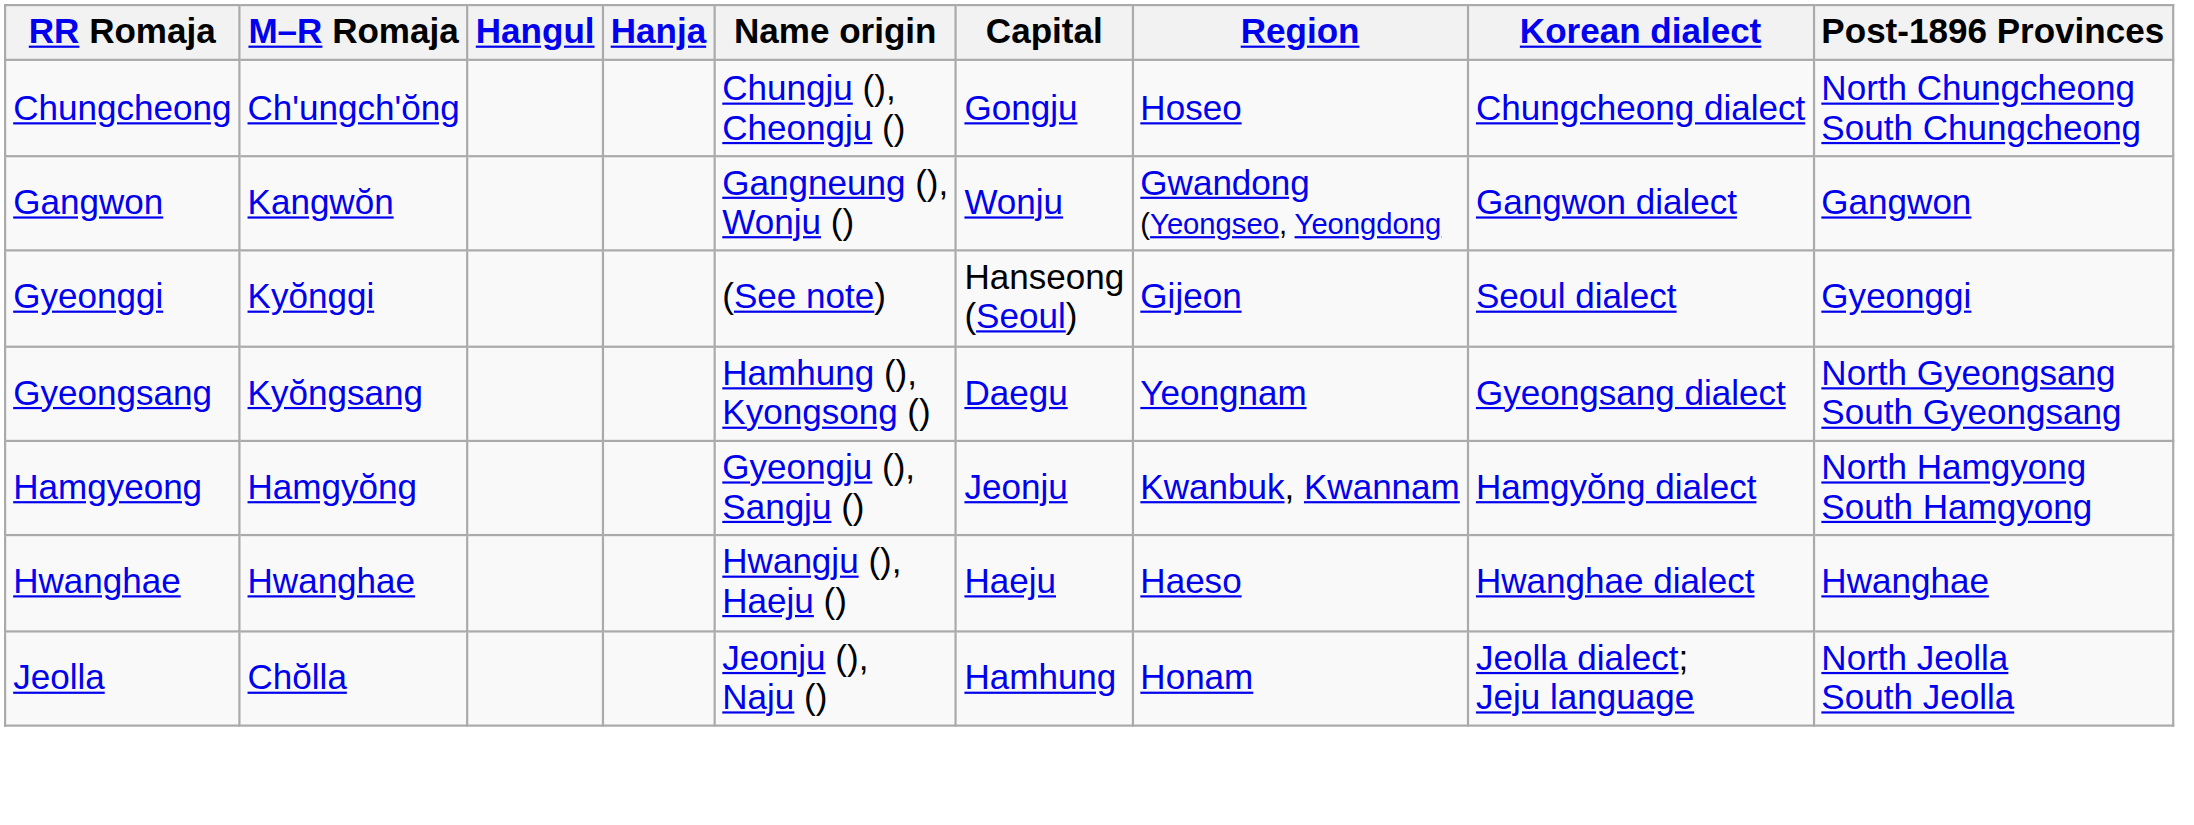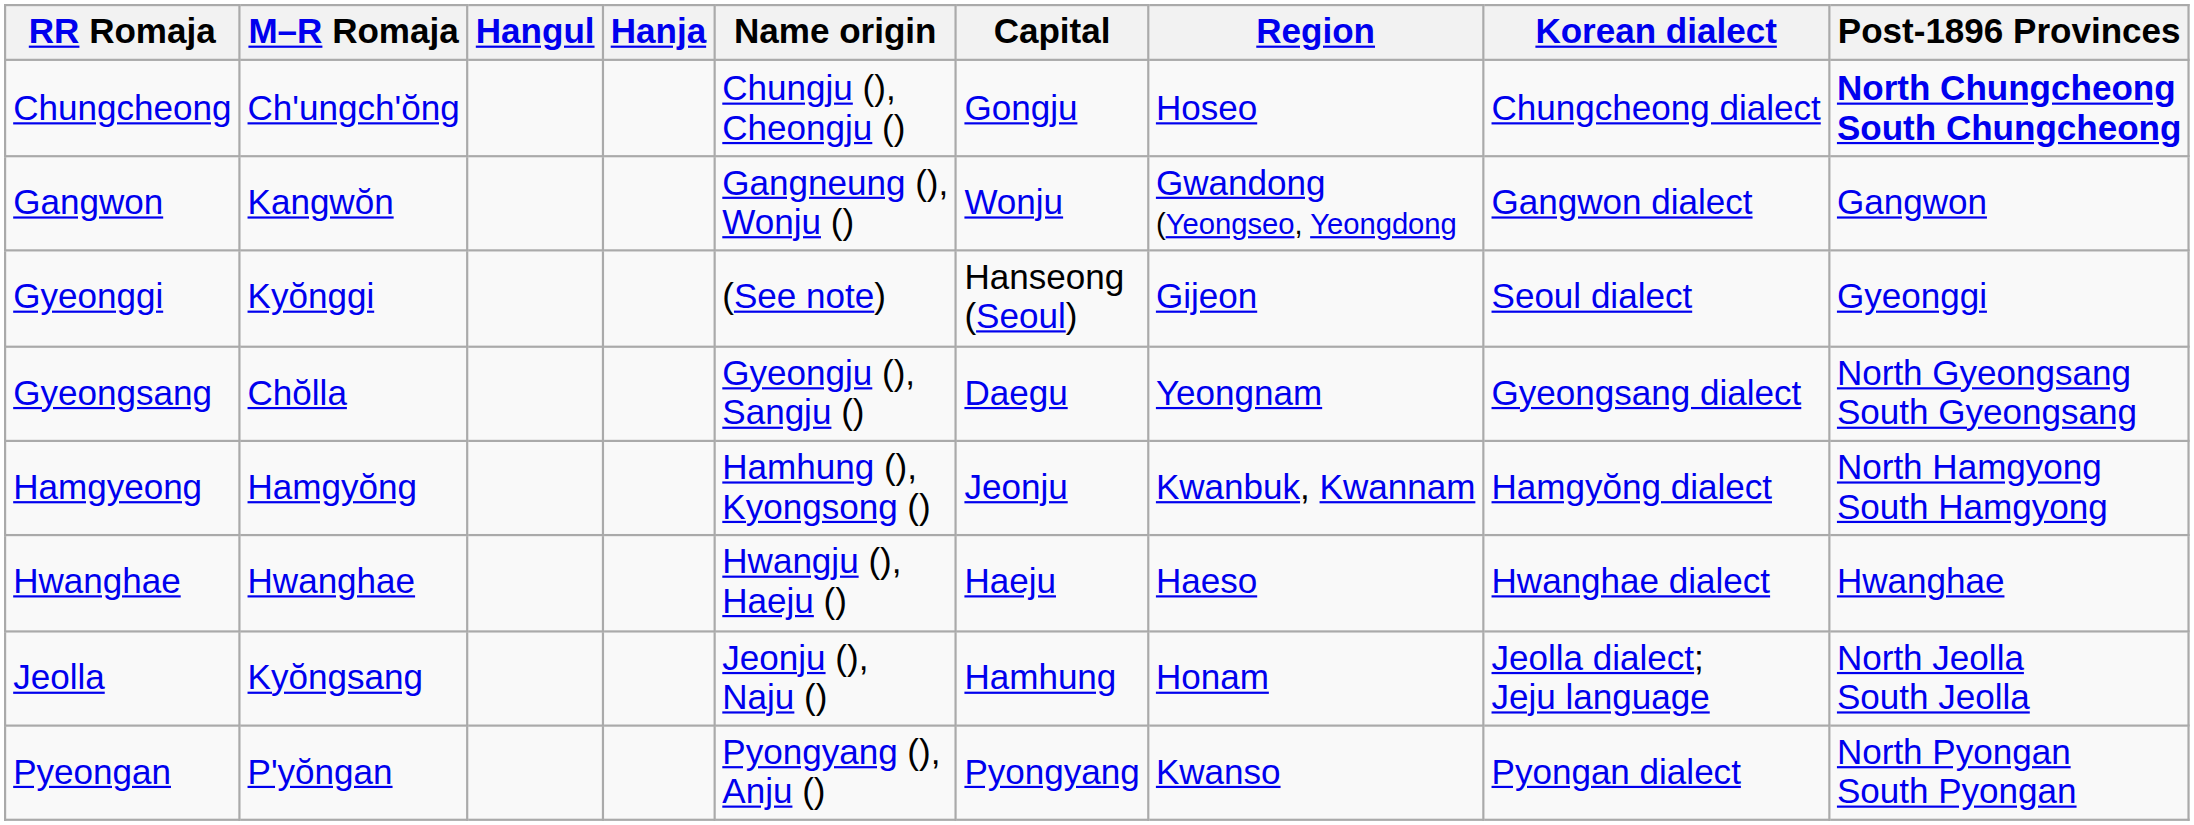(1981, 107) normal -> (2009, 107) bold
(335, 392) Kyŏngsang -> (297, 392) Chŏlla
(826, 392) Hamhung (), Kyongsong () -> (819, 392) Gyeongju (), Sangju ()
(819, 487) Gyeongju (), Sangju () -> (826, 487) Hamhung (), Kyongsong ()
(297, 677) Chŏlla -> (335, 677) Kyŏngsang
+ row: (92, 772)
